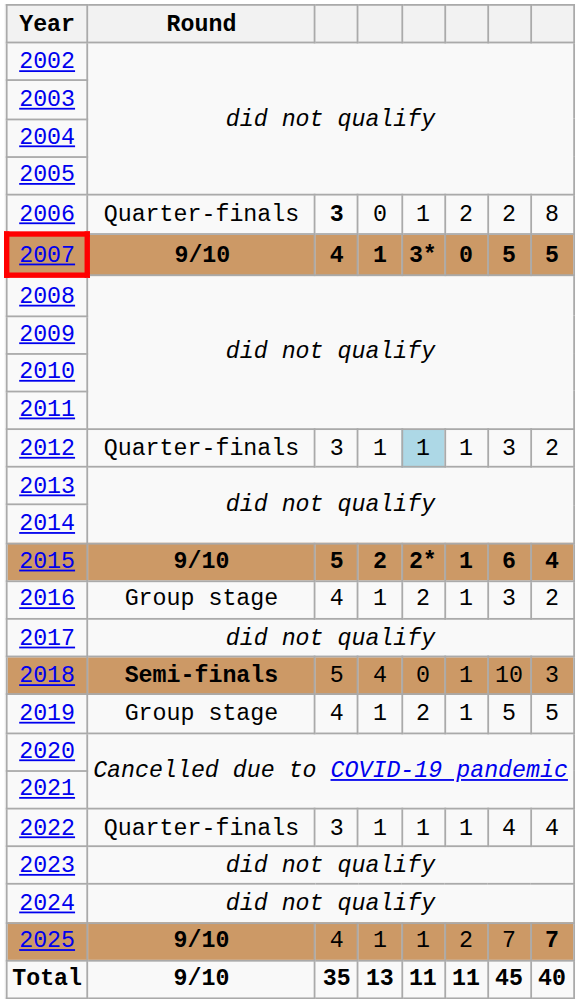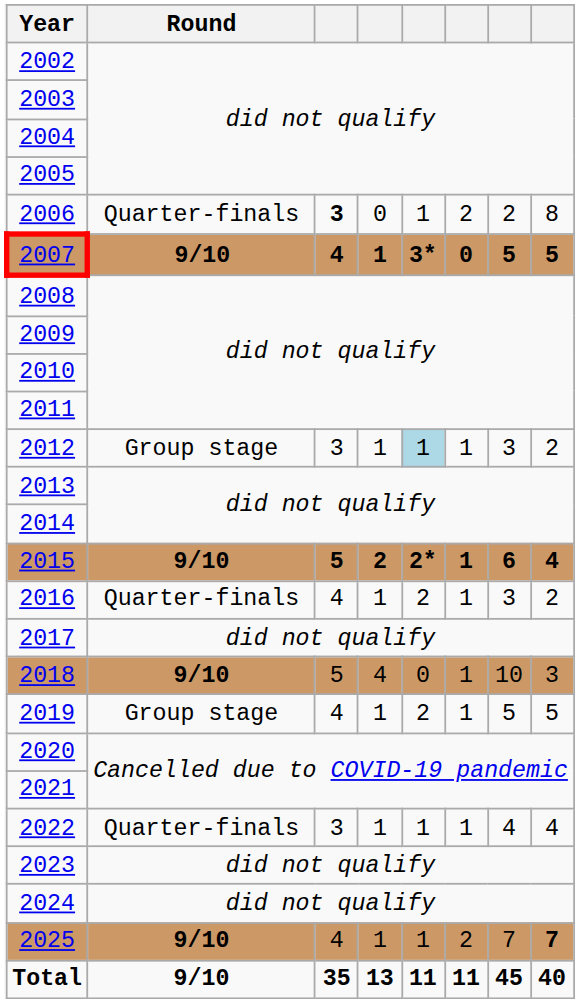(201, 448) Quarter-finals -> (201, 448) Group stage
(201, 600) Group stage -> (201, 600) Quarter-finals
(201, 676) Semi-finals -> (201, 676) 9/10
